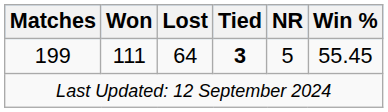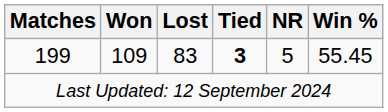(129, 55) 111 -> (129, 55) 109
(185, 55) 64 -> (185, 55) 83
